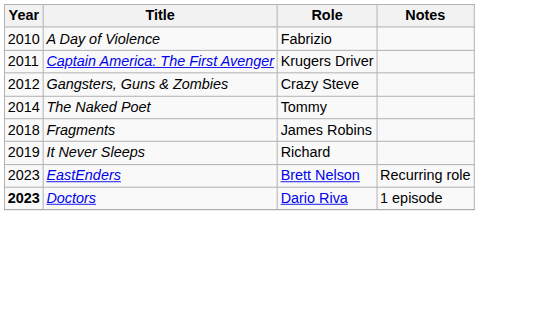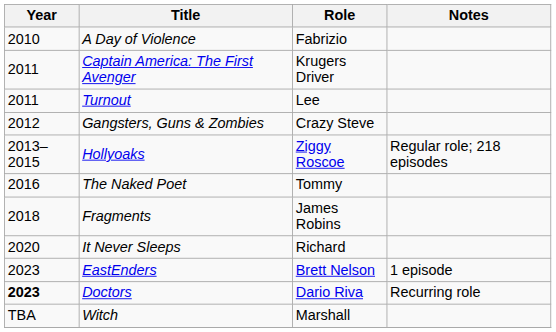+ row: (106, 100)
+ row: (113, 154)
(24, 107) 2014 -> (24, 185) 2016
(24, 152) 2019 -> (24, 247) 2020
(425, 175) Recurring role -> (421, 270) 1 episode
(411, 198) 1 episode -> (435, 292) Recurring role
+ row: (100, 315)
